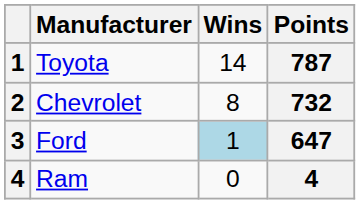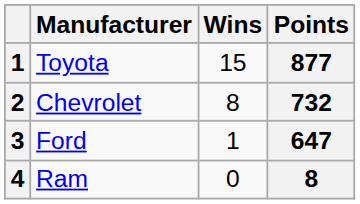(233, 63) 14 -> (233, 63) 15
(311, 63) 787 -> (311, 63) 877
(233, 140) lightblue background -> (233, 140) no background
(311, 179) 4 -> (311, 179) 8
